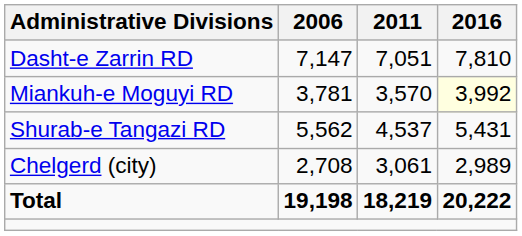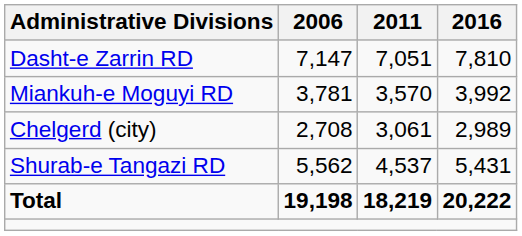(483, 93) lightyellow background -> (483, 93) no background
rows swapped: (118, 129) <-> (83, 165)
